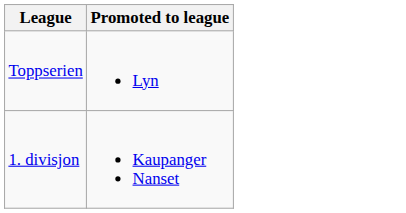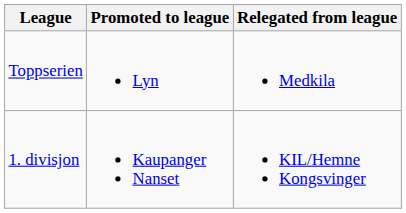+ column: (317, 17)
